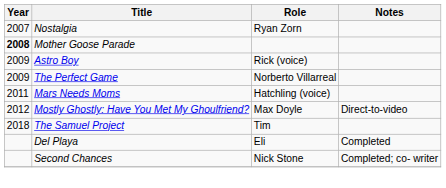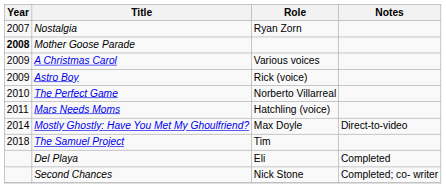+ row: (76, 61)
(18, 77) 2009 -> (18, 93) 2010
(18, 110) 2012 -> (18, 126) 2014
